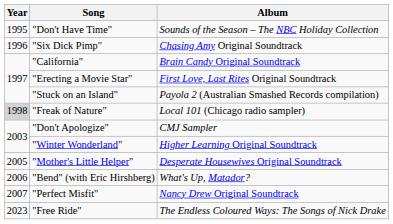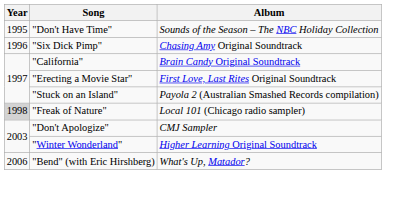- row: (83, 161)
- row: (65, 194)
- row: (57, 210)
